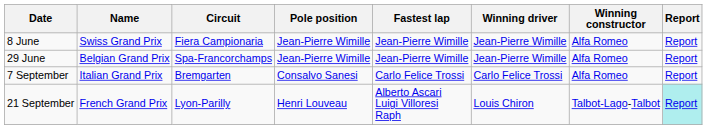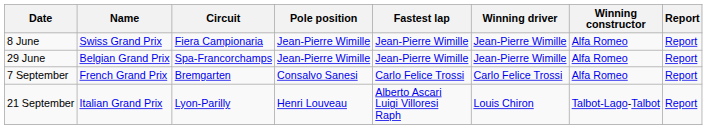(121, 75) Italian Grand Prix -> (123, 75) French Grand Prix
(123, 104) French Grand Prix -> (121, 104) Italian Grand Prix
(681, 104) paleturquoise background -> (681, 104) no background
